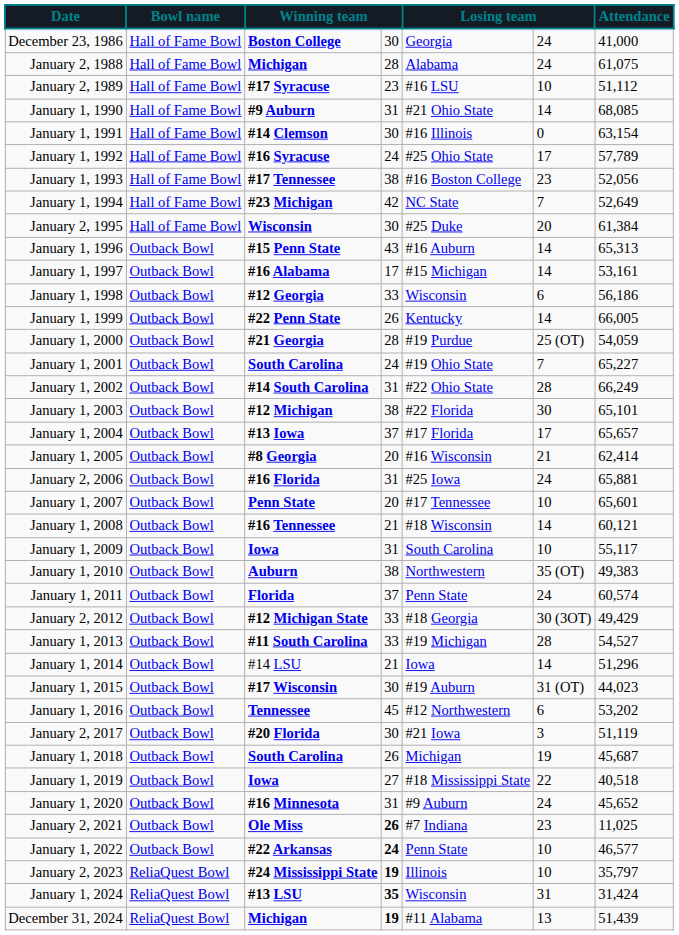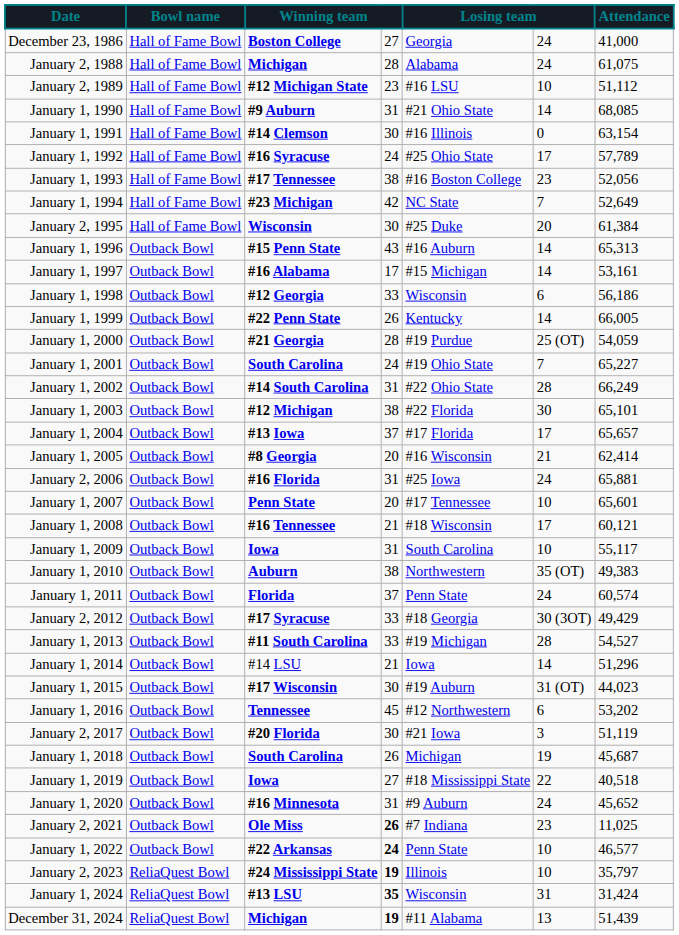(392, 40) 30 -> (392, 40) 27
(289, 87) #17 Syracuse -> (308, 87) #12 Michigan State
(544, 525) 14 -> (544, 525) 17
(308, 618) #12 Michigan State -> (289, 618) #17 Syracuse
